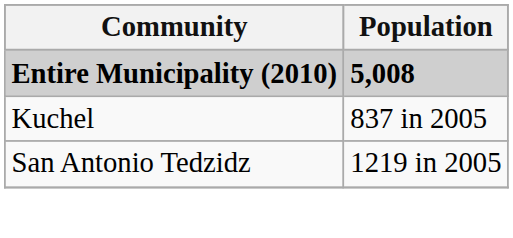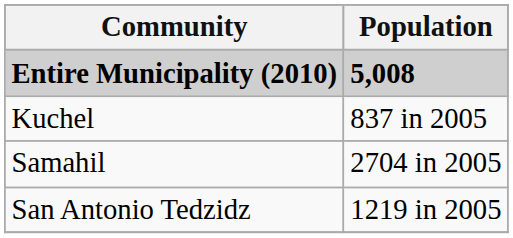+ row: (58, 163)
